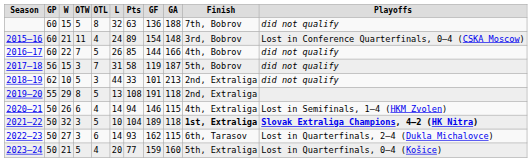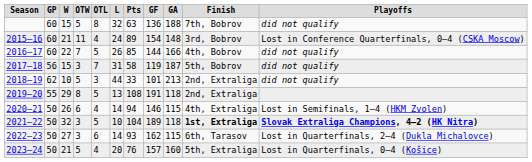(131, 150) 77 -> (131, 150) 76
(153, 150) 159 -> (153, 150) 157
